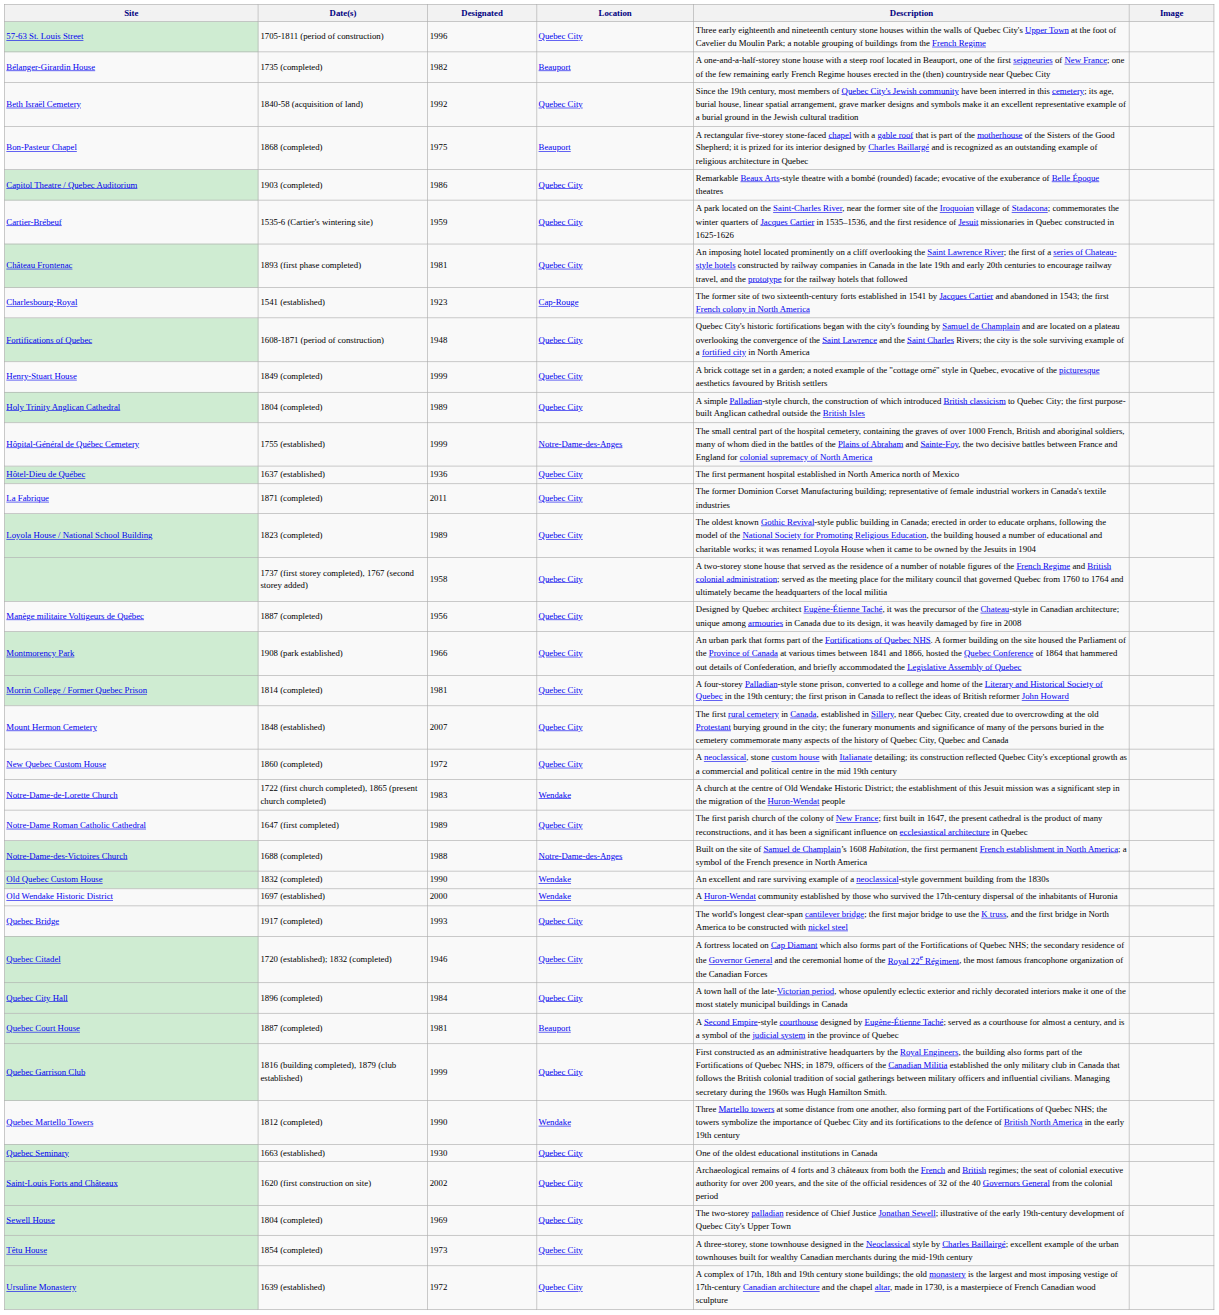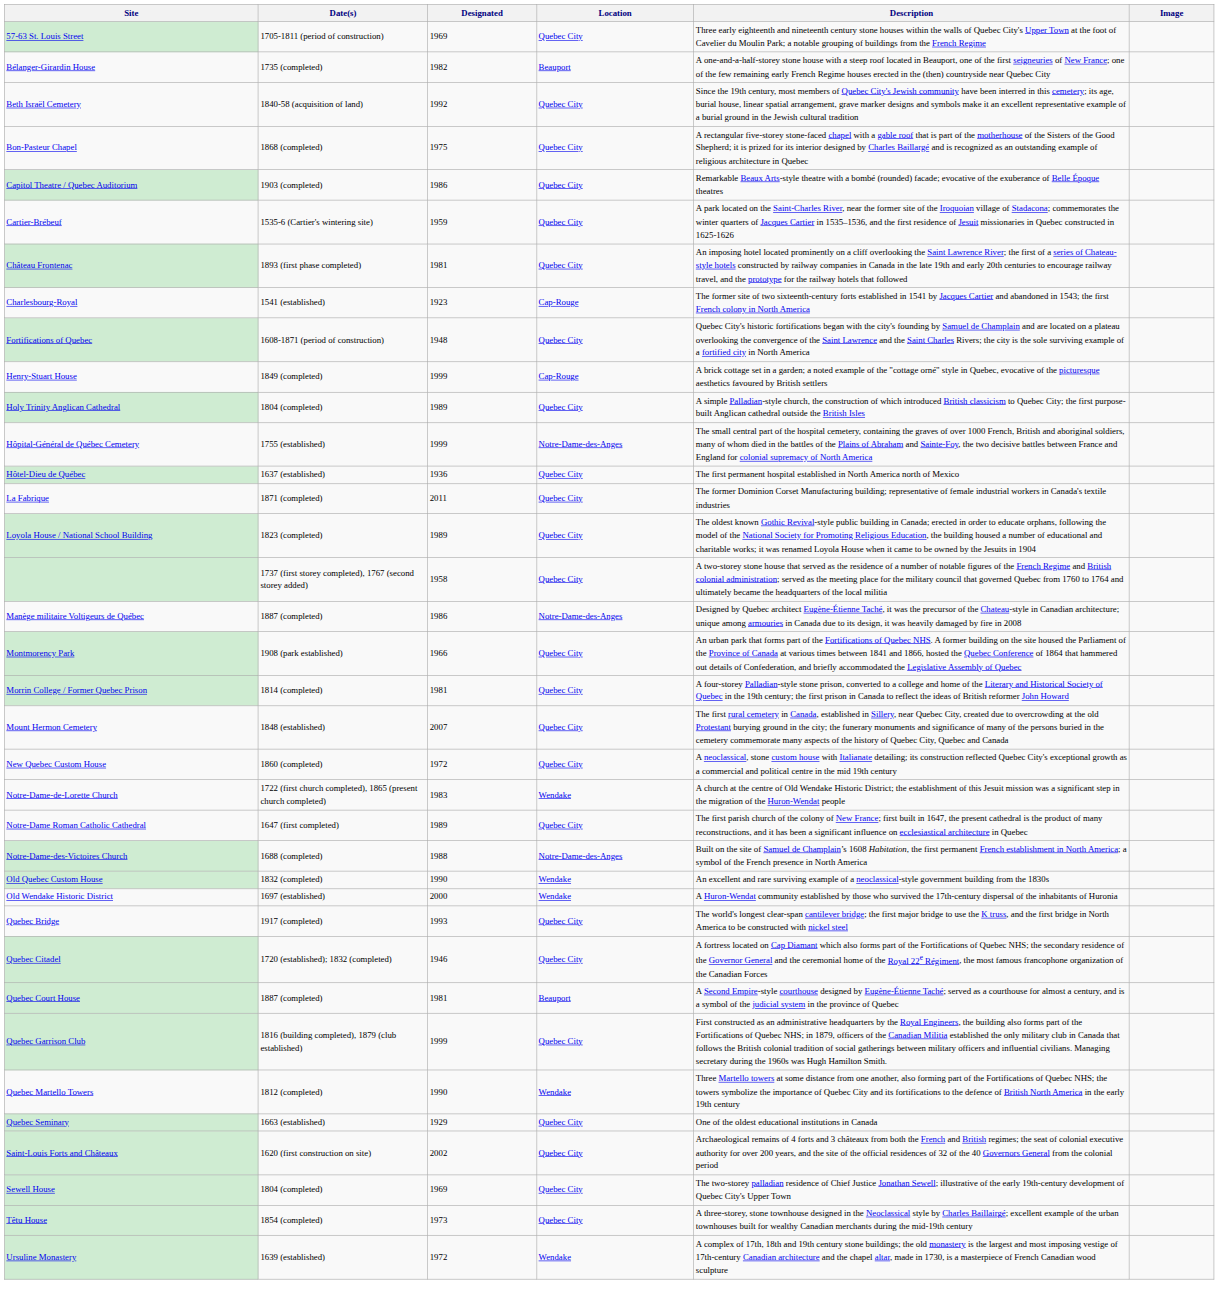(439, 37) 1996 -> (439, 37) 1969
(555, 148) Beauport -> (561, 148) Quebec City
(561, 377) Quebec City -> (559, 377) Cap-Rouge
(439, 616) 1956 -> (439, 616) 1986
(561, 616) Quebec City -> (581, 616) Notre-Dame-des-Anges
- row: (37, 998)
(439, 1153) 1930 -> (439, 1122) 1929
(561, 1288) Quebec City -> (555, 1257) Wendake
